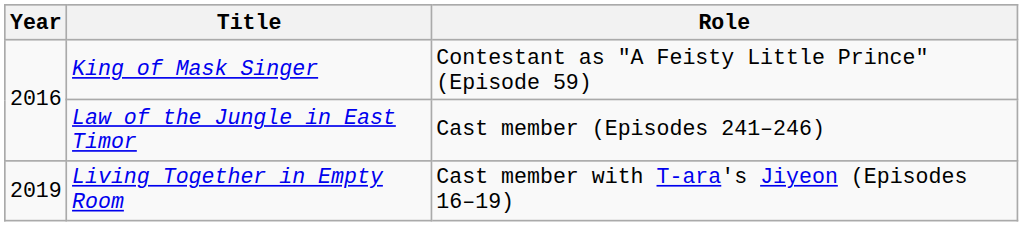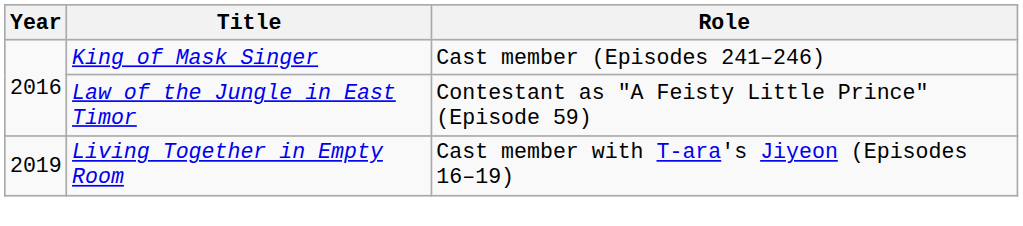(682, 70) Contestant as "A Feisty Little Prince" (Episode 59) -> (631, 58) Cast member (Episodes 241–246)
(631, 130) Cast member (Episodes 241–246) -> (682, 105) Contestant as "A Feisty Little Prince" (Episode 59)
